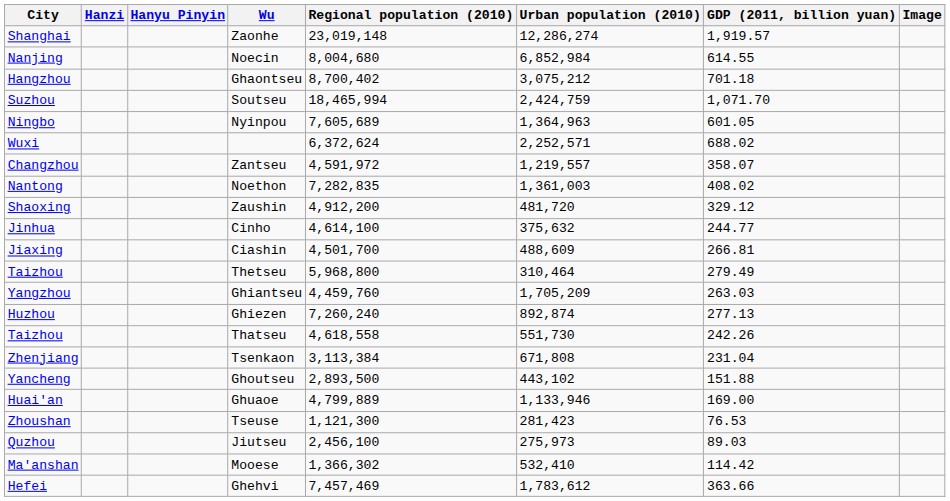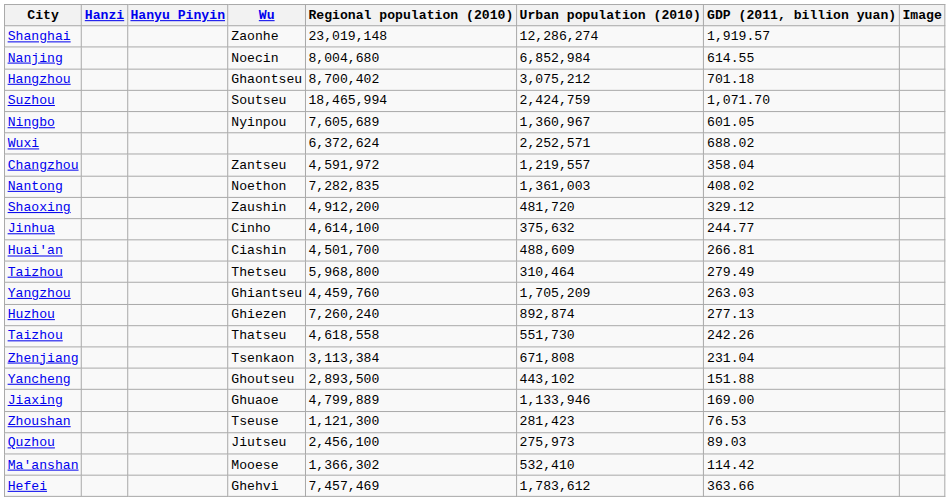(555, 122) 1,364,963 -> (555, 122) 1,360,967
(731, 165) 358.07 -> (731, 165) 358.04
(35, 251) Jiaxing -> (35, 251) Huai'an
(35, 400) Huai'an -> (35, 400) Jiaxing
